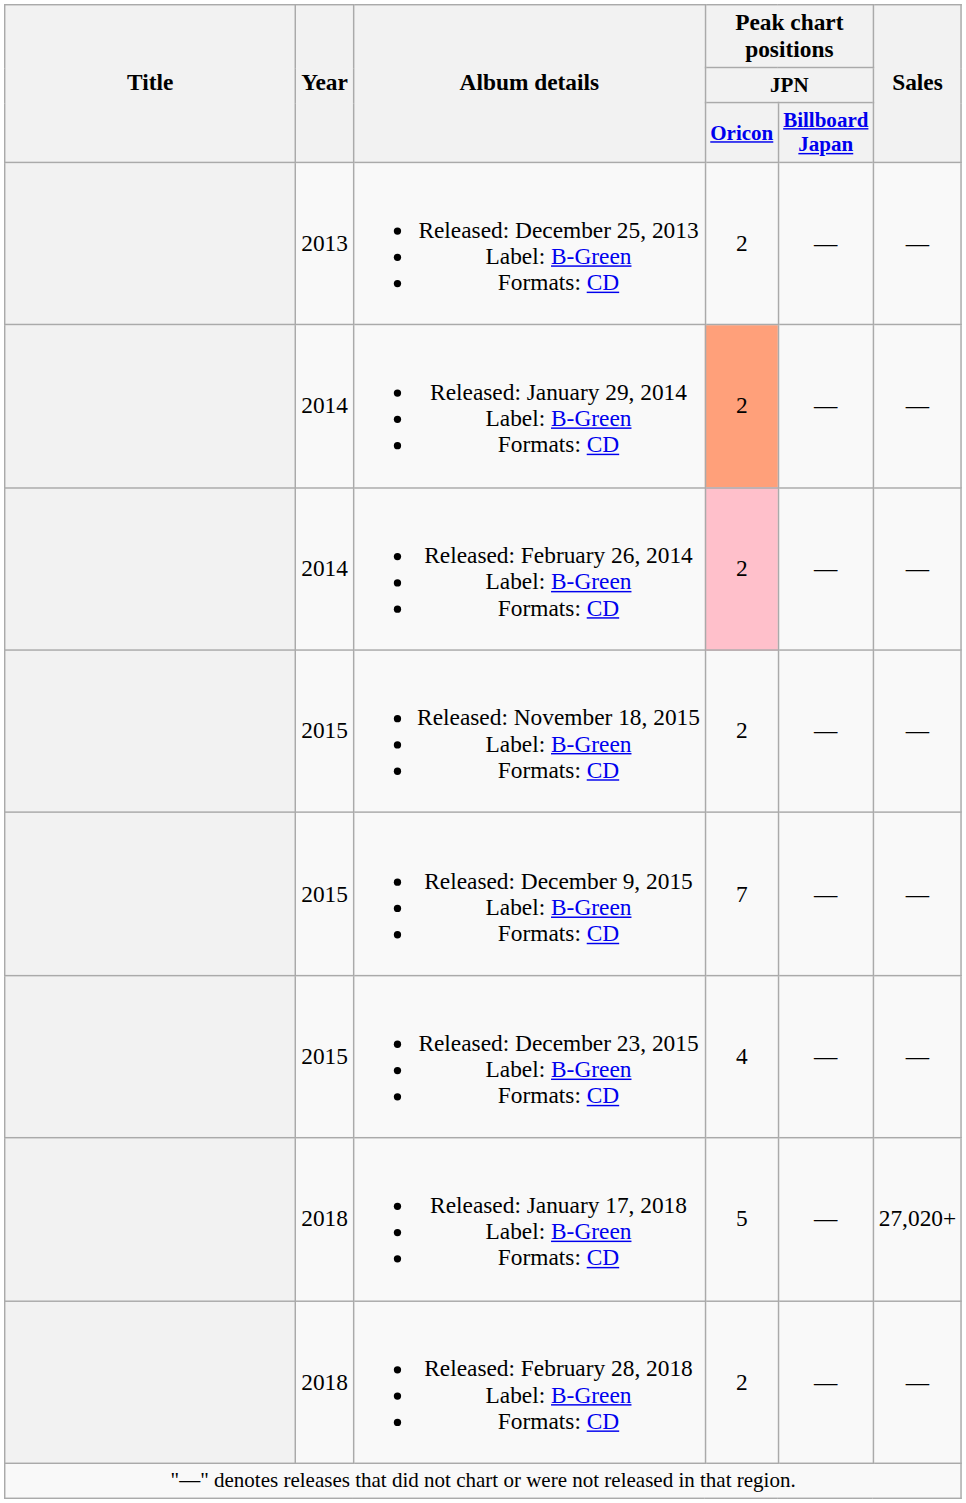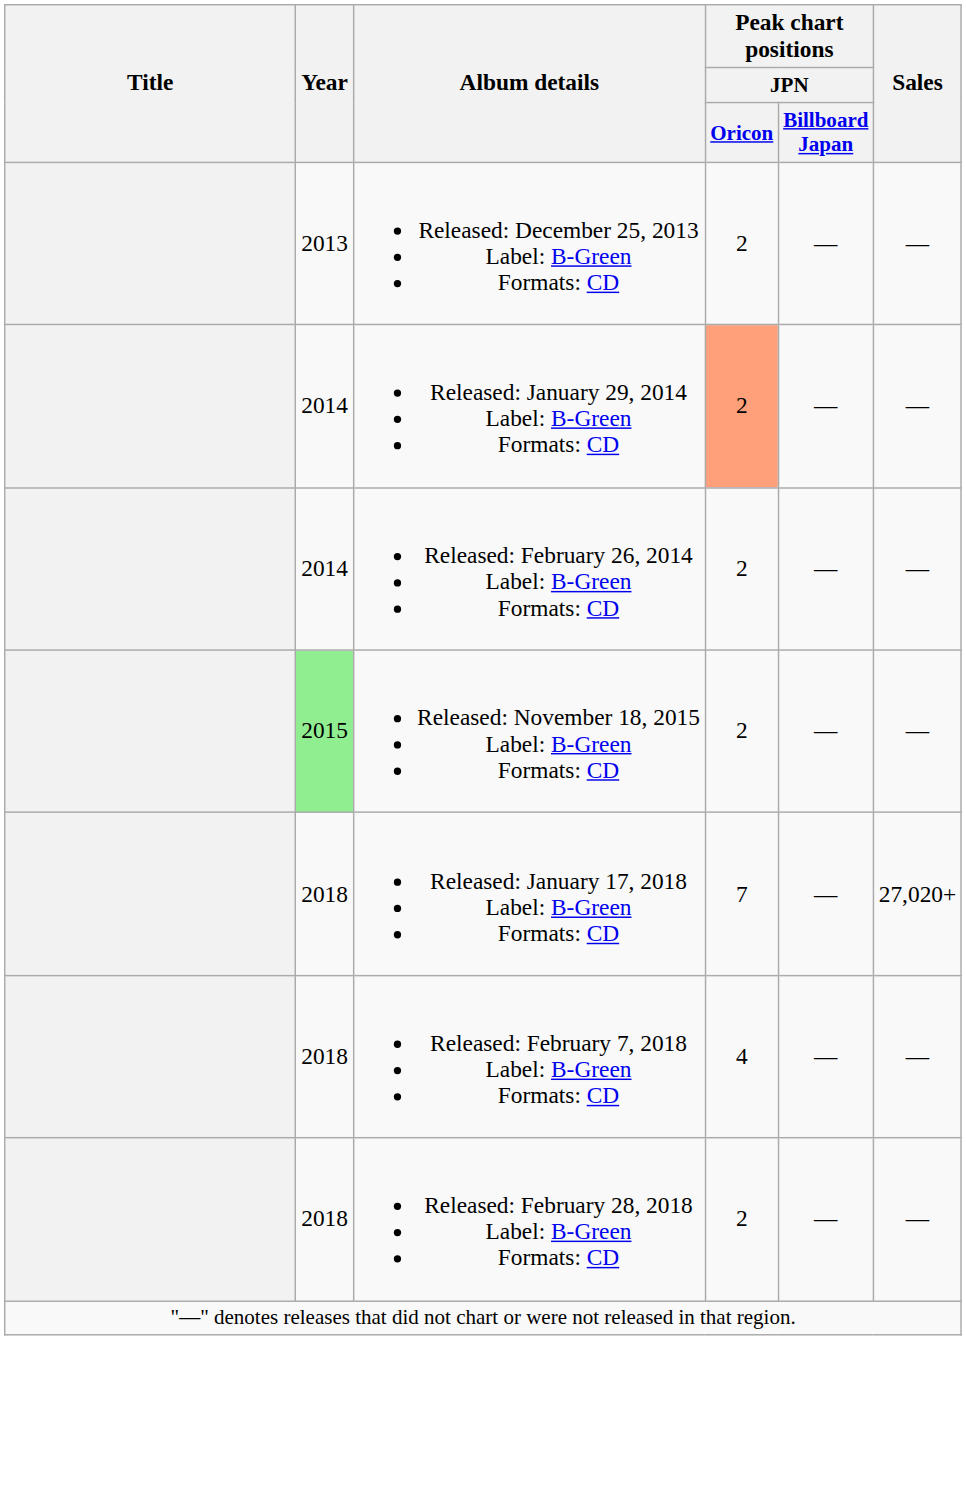(742, 568) pink background -> (742, 568) no background
(325, 731) no background -> (325, 731) lightgreen background
- row: (529, 907)
- row: (529, 1070)
(742, 1218) 5 -> (742, 893) 7
+ row: (529, 1070)
